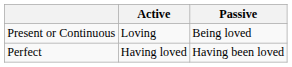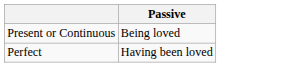- column: (154, 14)
